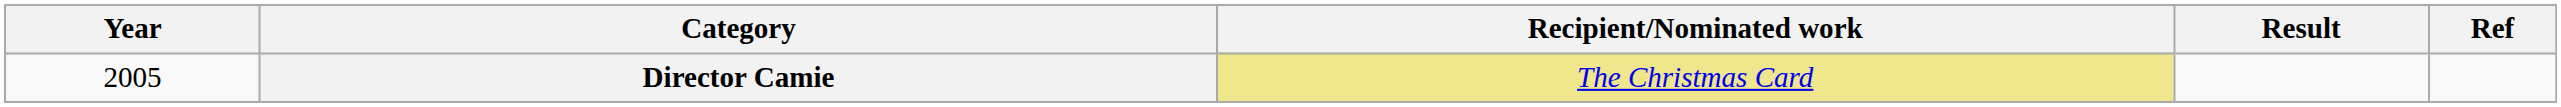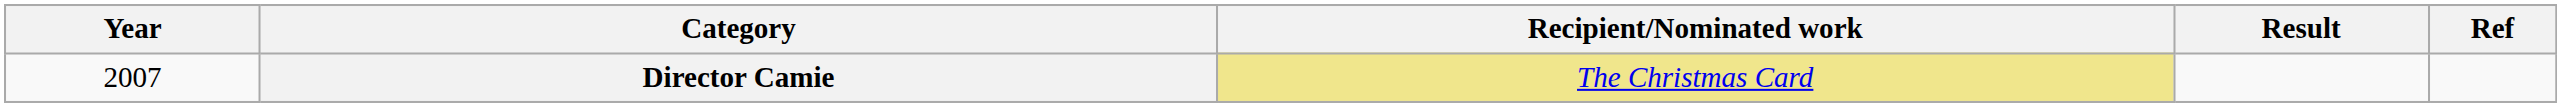(133, 76) 2005 -> (133, 76) 2007
